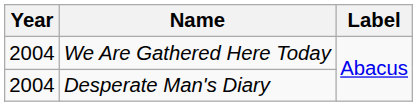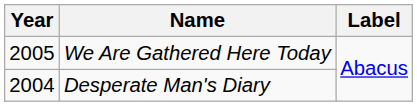(32, 52) 2004 -> (32, 52) 2005
